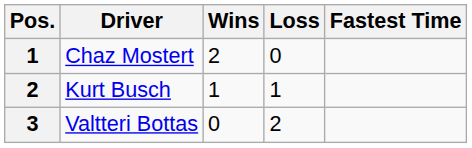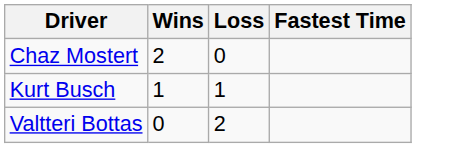- column: (32, 21)
